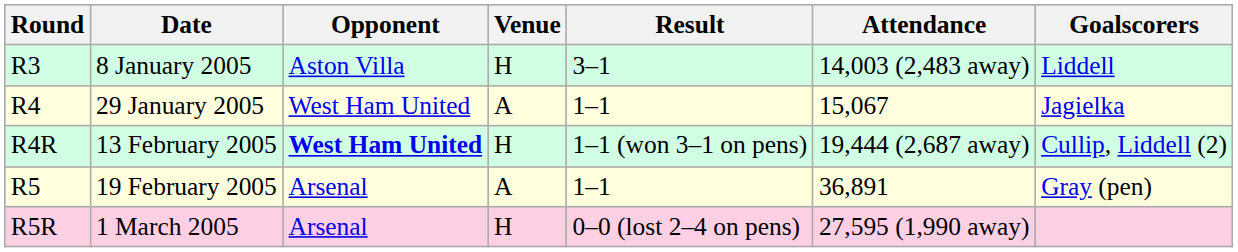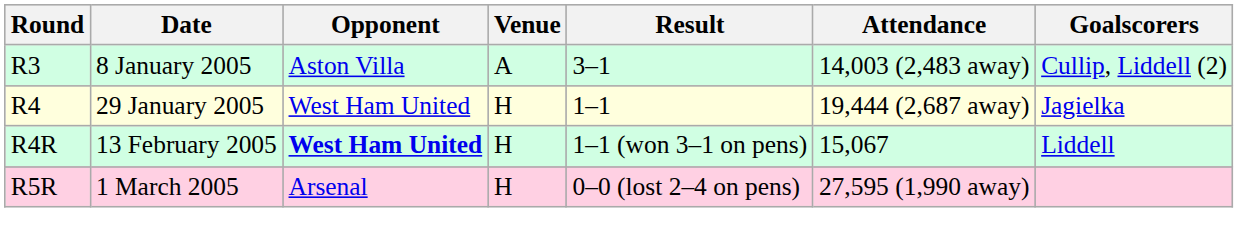(503, 65) H -> (503, 65) A
(1078, 65) Liddell -> (1134, 65) Cullip, Liddell (2)
(503, 105) A -> (503, 105) H
(854, 105) 15,067 -> (924, 105) 19,444 (2,687 away)
(924, 145) 19,444 (2,687 away) -> (854, 145) 15,067
(1134, 145) Cullip, Liddell (2) -> (1078, 145) Liddell
- row: (186, 186)
